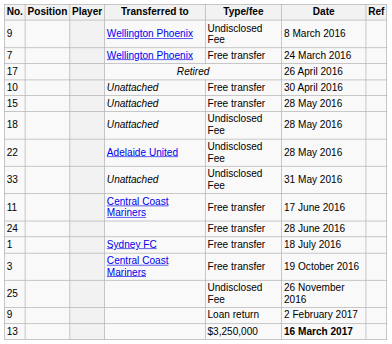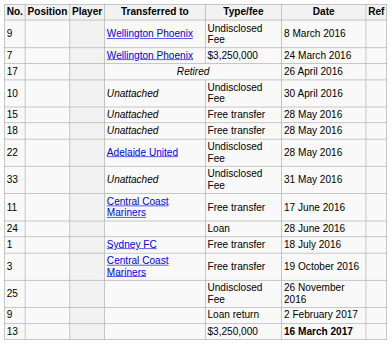(236, 55) Free transfer -> (233, 55) $3,250,000
(236, 87) Free transfer -> (235, 93) Undisclosed Fee
(235, 125) Undisclosed Fee -> (236, 131) Free transfer
(236, 229) Free transfer -> (219, 229) Loan
